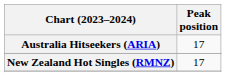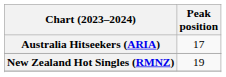(199, 62) 17 -> (199, 62) 19
